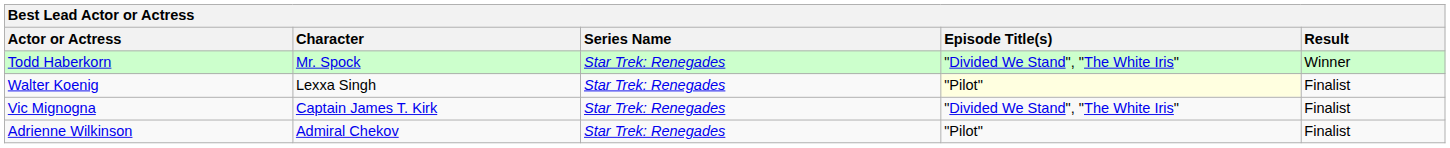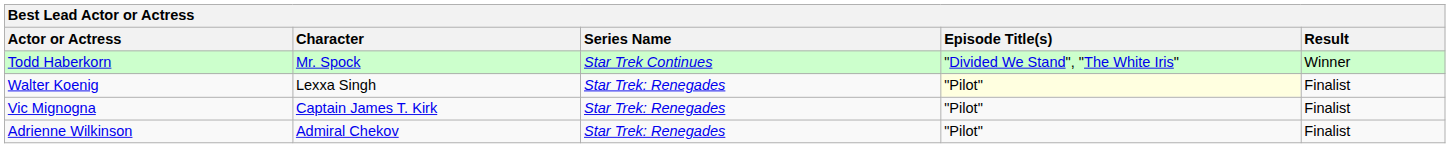(655, 62) Star Trek: Renegades -> (648, 62) Star Trek Continues
(1062, 108) "Divided We Stand", "The White Iris" -> (963, 108) "Pilot"
